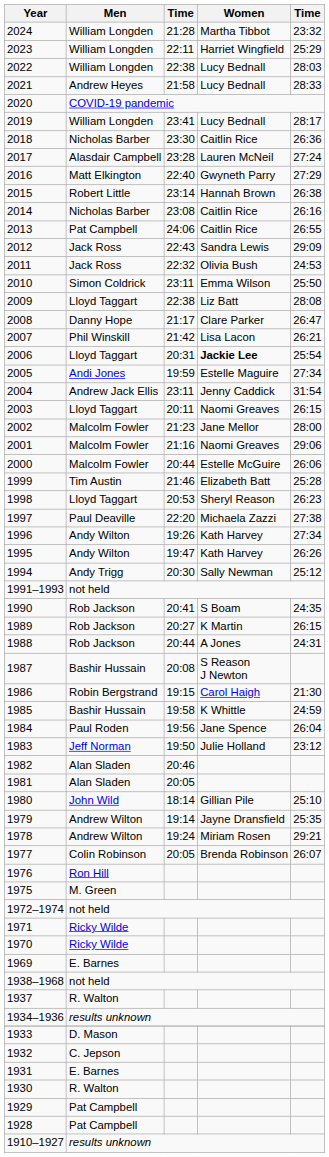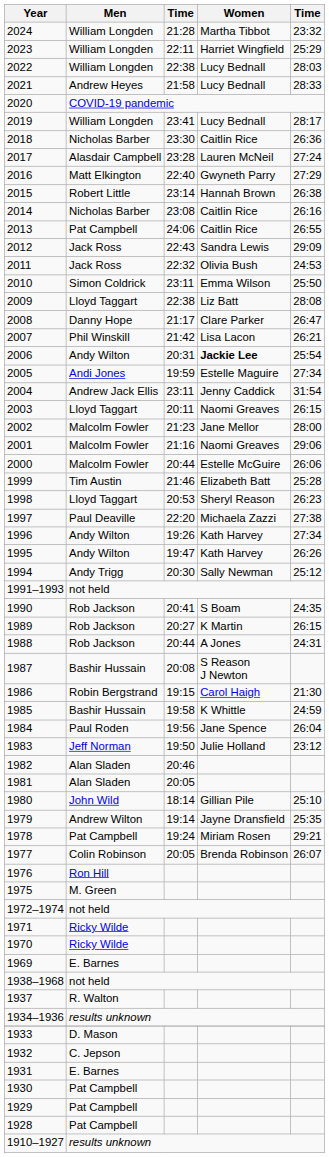(103, 355) Lloyd Taggart -> (99, 355) Andy Wilton
(106, 837) Andrew Wilton -> (103, 837) Pat Campbell
(94, 1089) R. Walton -> (103, 1089) Pat Campbell
